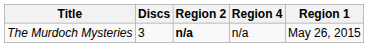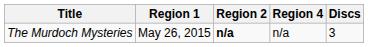columns swapped: (324, 14) <-> (154, 14)
